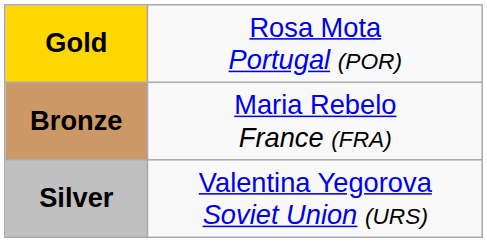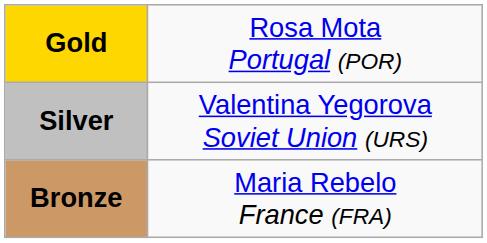rows swapped: (76, 197) <-> (76, 120)
